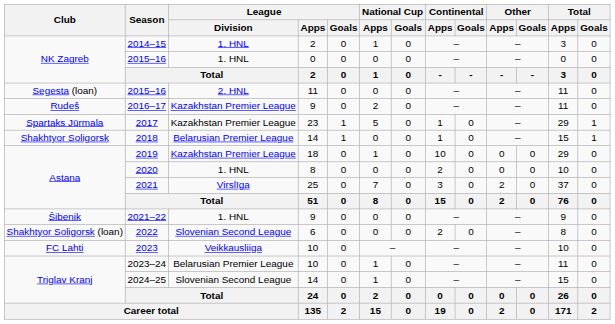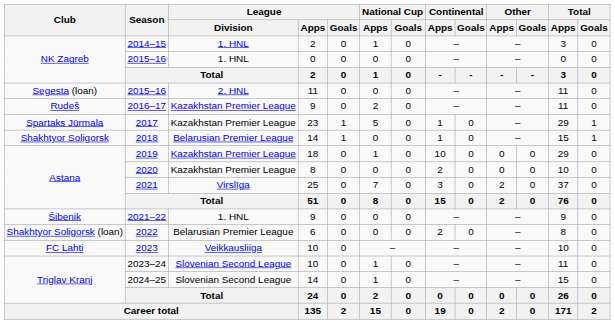(233, 169) 1. HNL -> (233, 169) Kazakhstan Premier League
(233, 232) Slovenian Second League -> (233, 232) Belarusian Premier League
(233, 264) Belarusian Premier League -> (233, 264) Slovenian Second League
